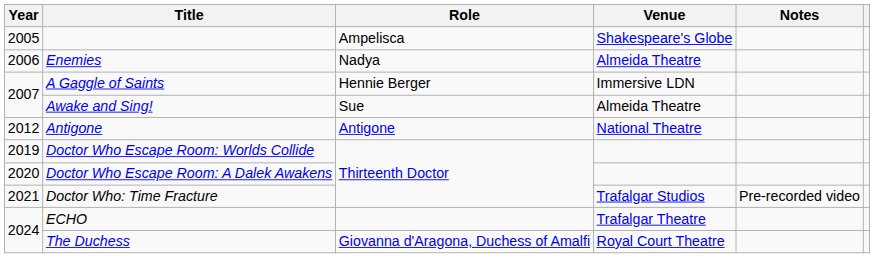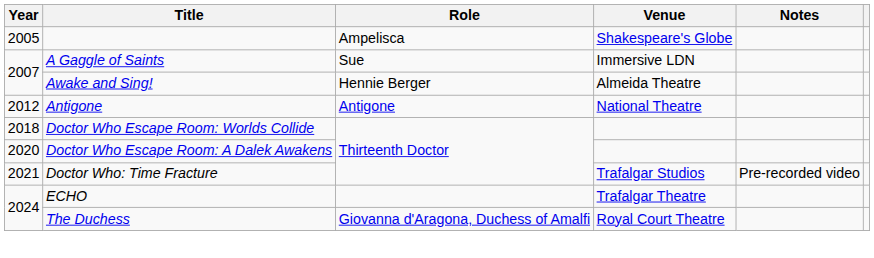- row: (74, 60)
(385, 83) Hennie Berger -> (351, 60) Sue
(351, 106) Sue -> (385, 83) Hennie Berger
(24, 151) 2019 -> (24, 128) 2018
